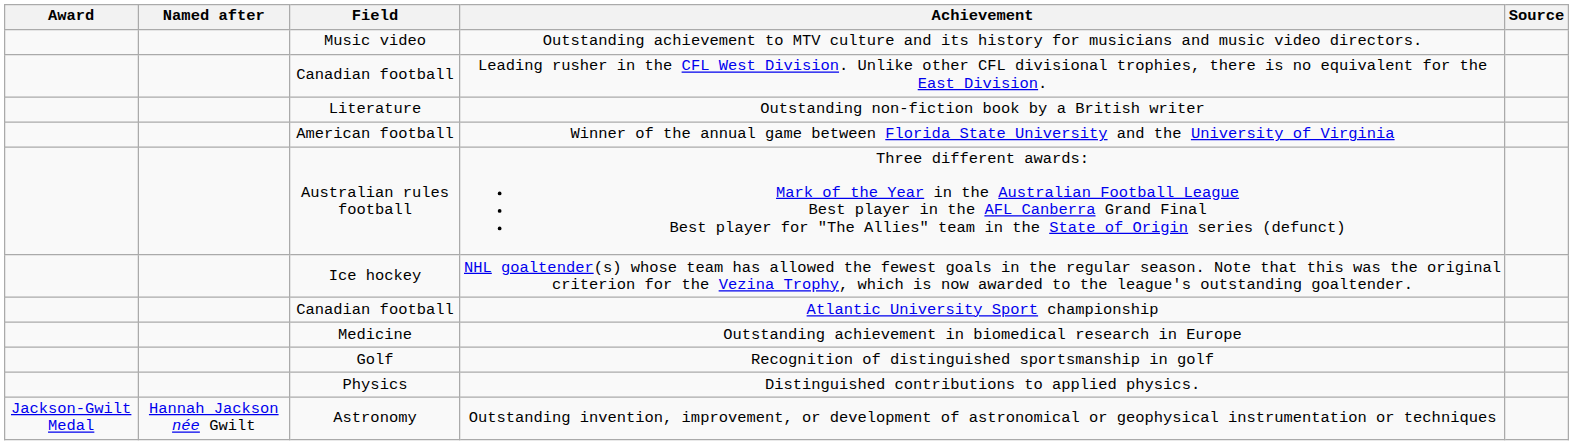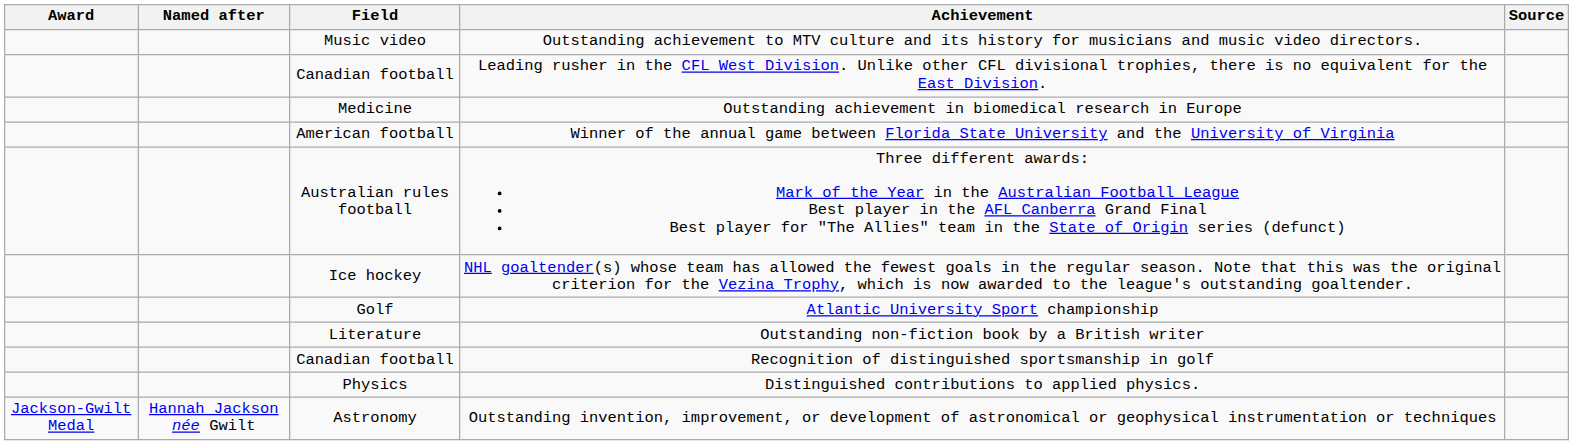rows swapped: (983, 335) <-> (983, 110)
(375, 310) Canadian football -> (375, 310) Golf
(375, 360) Golf -> (375, 360) Canadian football
